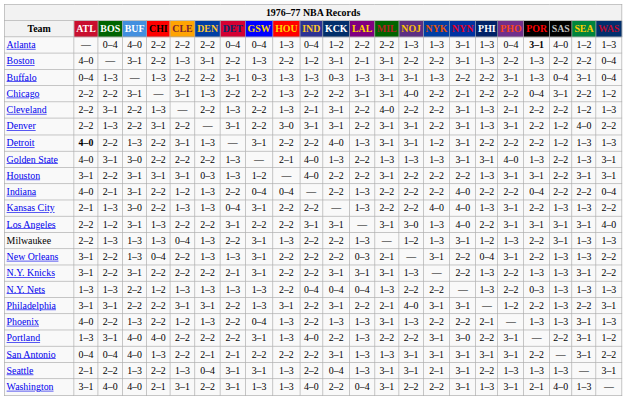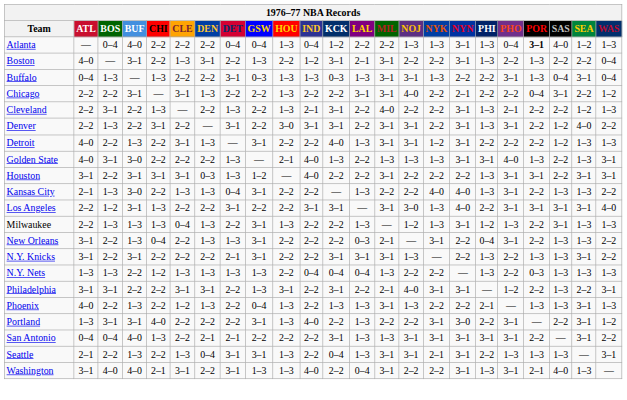(86, 143) bold -> (86, 143) normal
- row: (21, 192)
(135, 338) 4–0 -> (135, 322) 3–1
